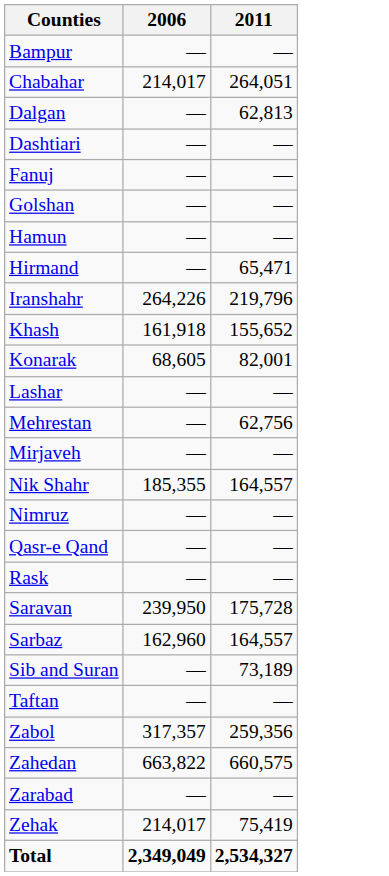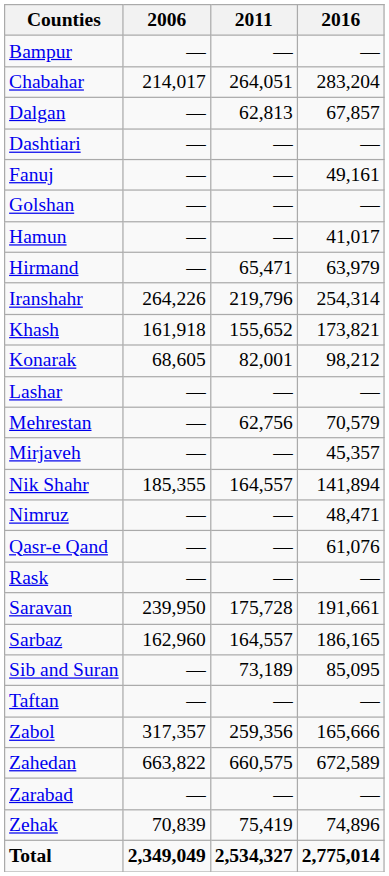+ column: (341, 19)
(174, 824) 214,017 -> (179, 824) 70,839
